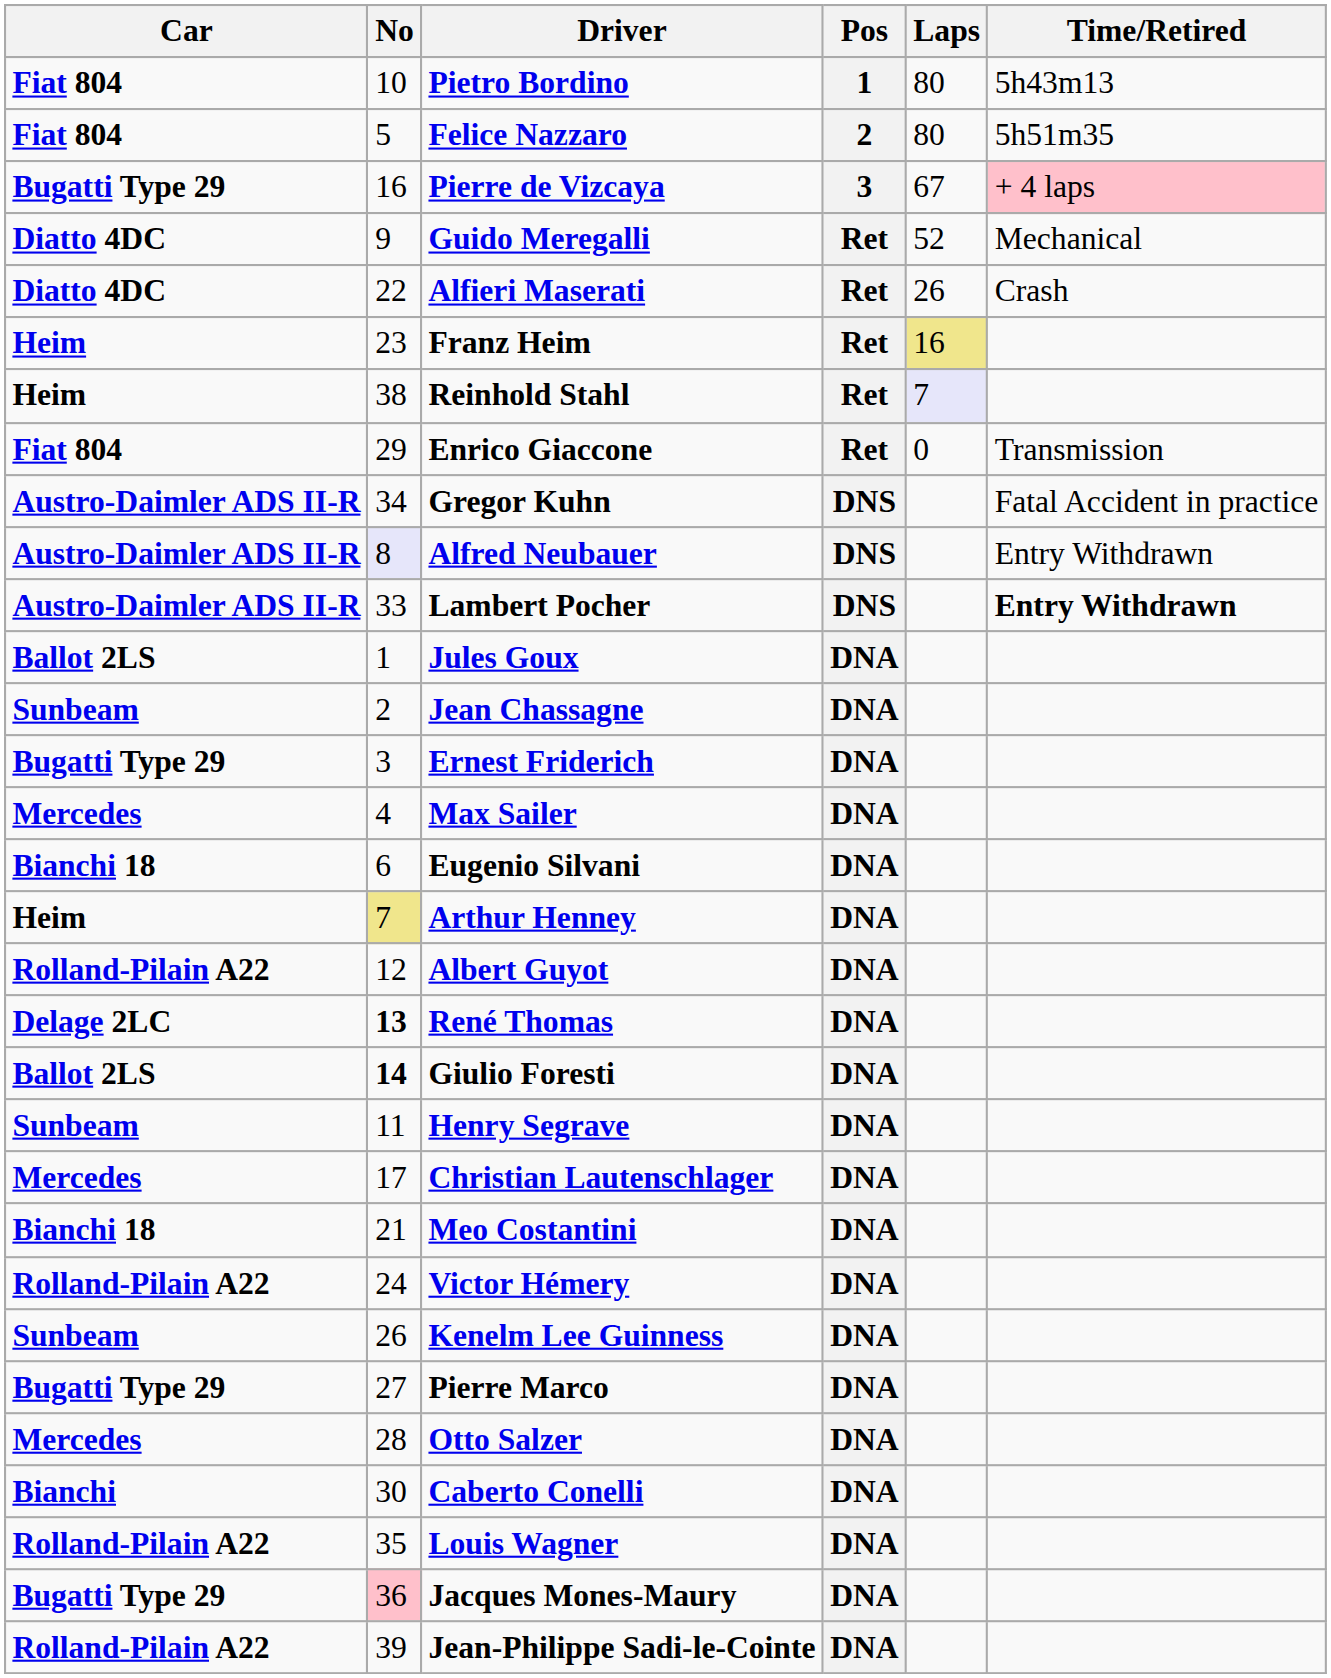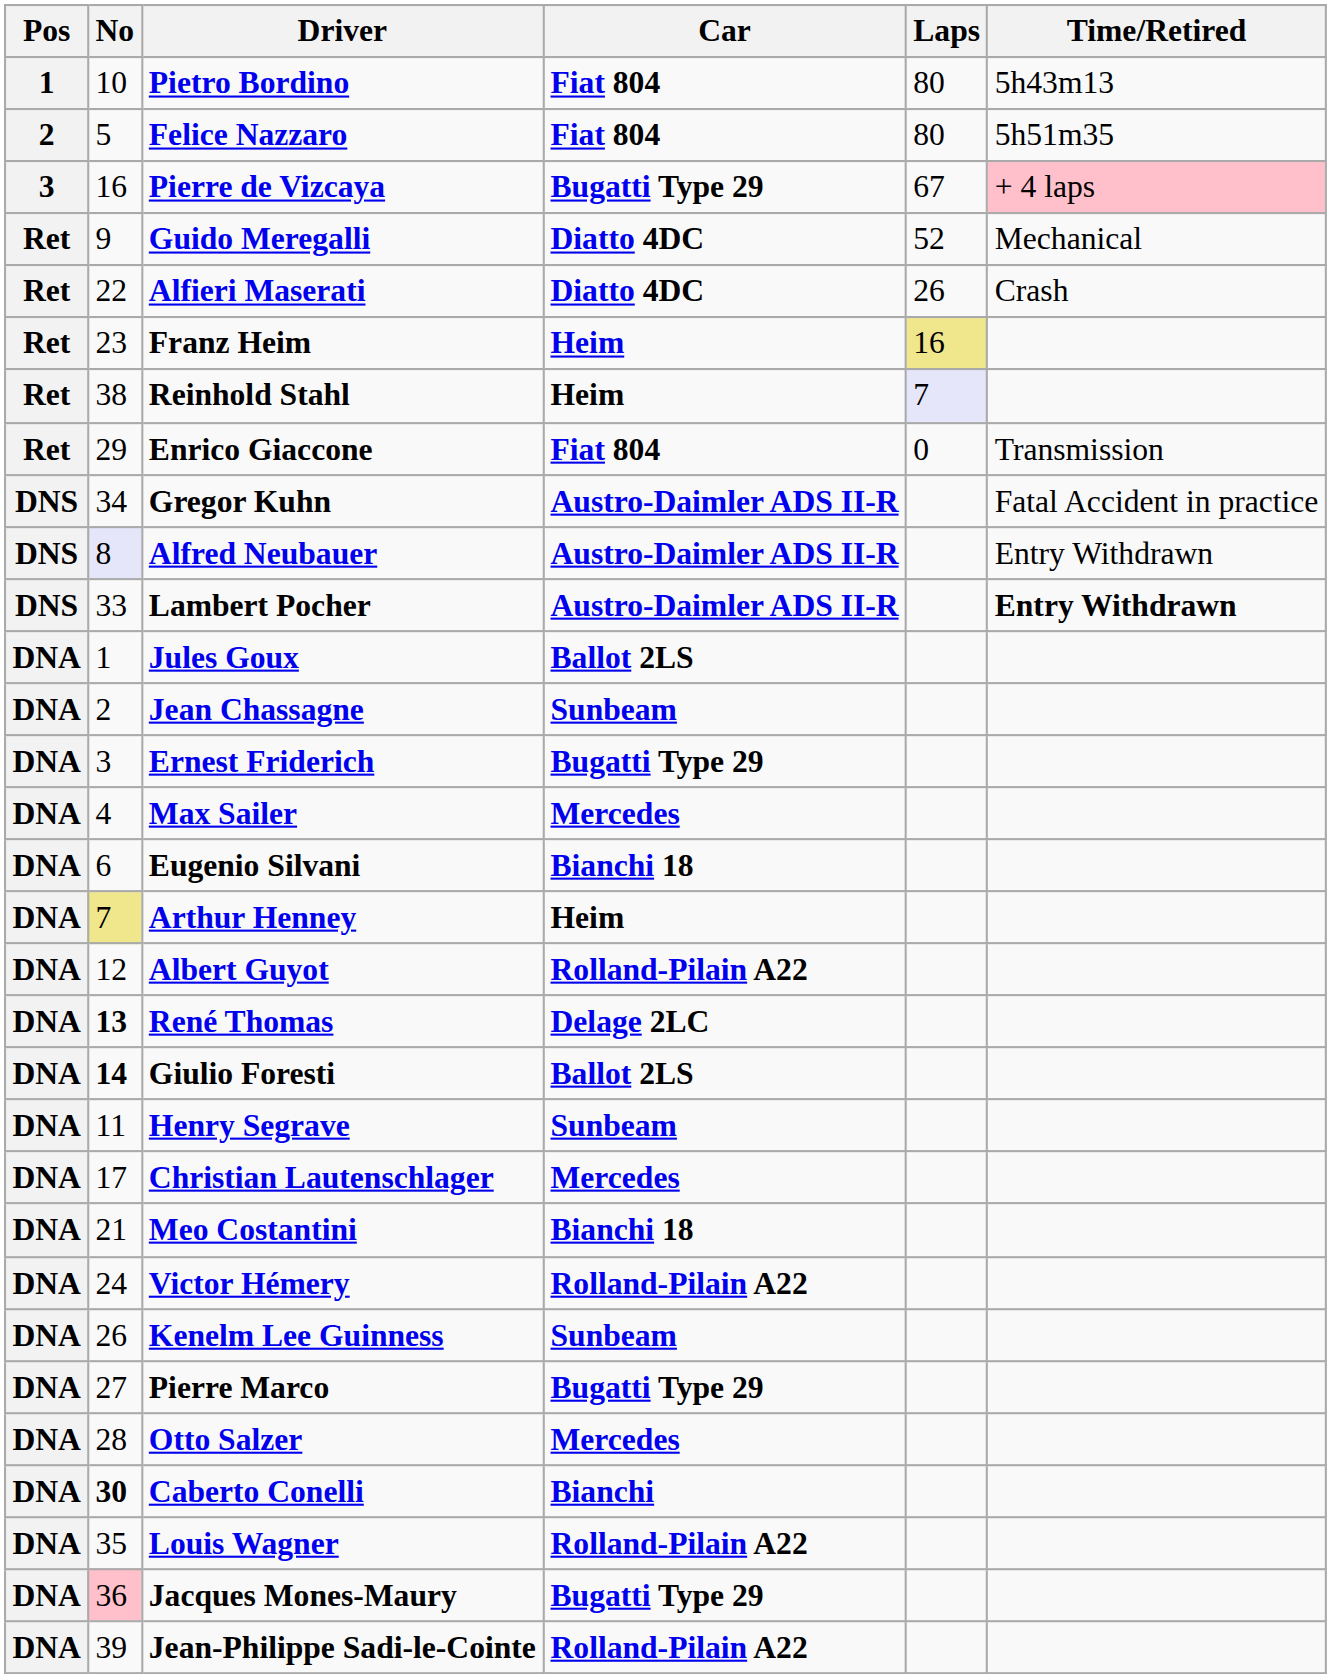columns swapped: (864, 30) <-> (186, 30)
(391, 1490) normal -> (111, 1490) bold
